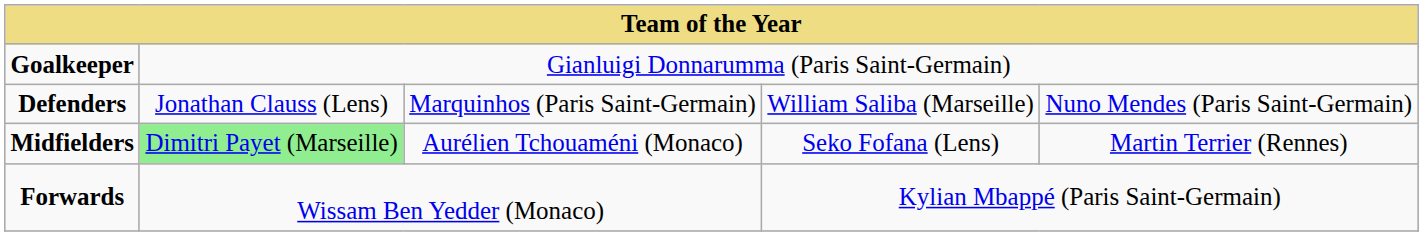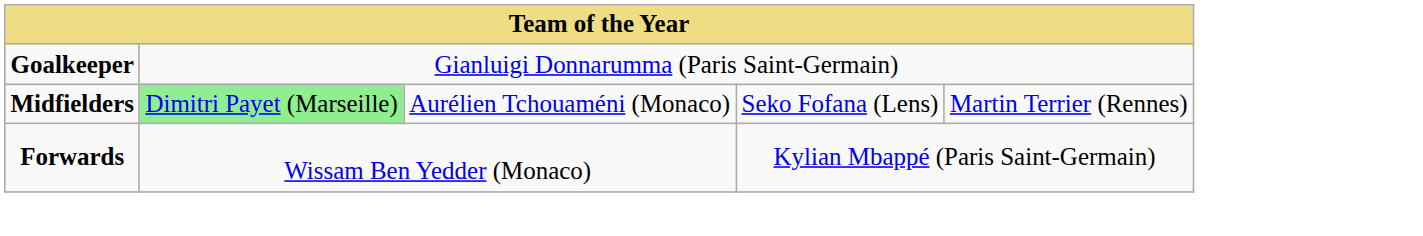- row: (72, 103)
